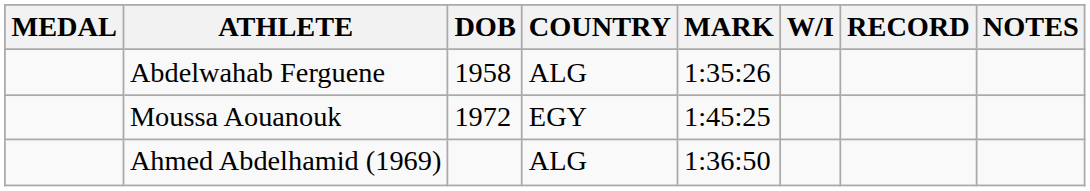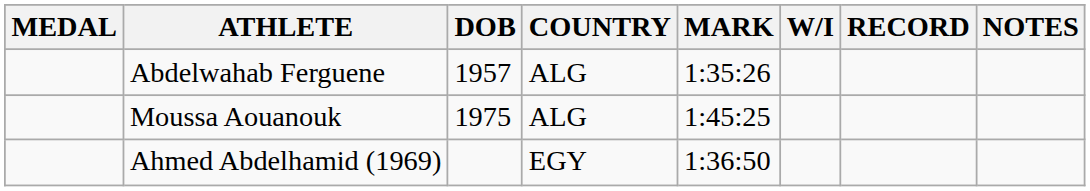(483, 71) 1958 -> (483, 71) 1957
(483, 116) 1972 -> (483, 116) 1975
(558, 116) EGY -> (558, 116) ALG
(558, 161) ALG -> (558, 161) EGY
